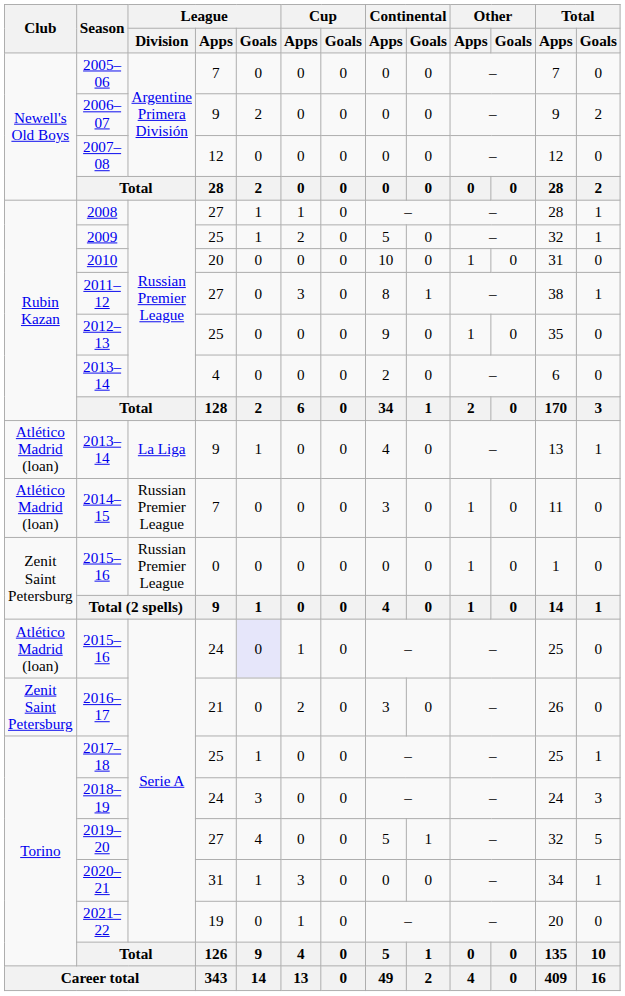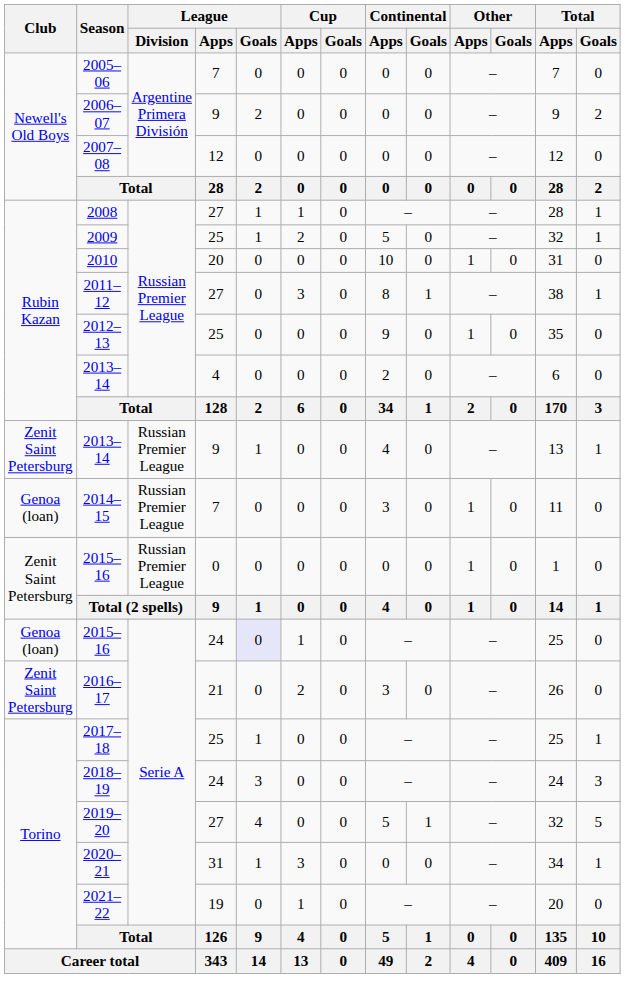(40, 449) Atlético Madrid (loan) -> (40, 449) Zenit Saint Petersburg
(162, 449) La Liga -> (162, 449) Russian Premier League
(40, 507) Atlético Madrid (loan) -> (40, 507) Genoa (loan)
(40, 648) Atlético Madrid (loan) -> (40, 640) Genoa (loan)
